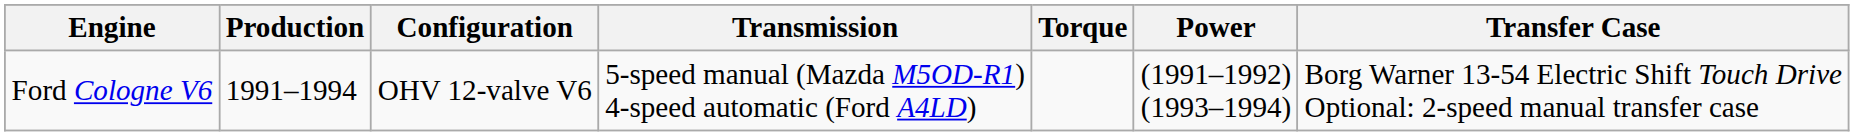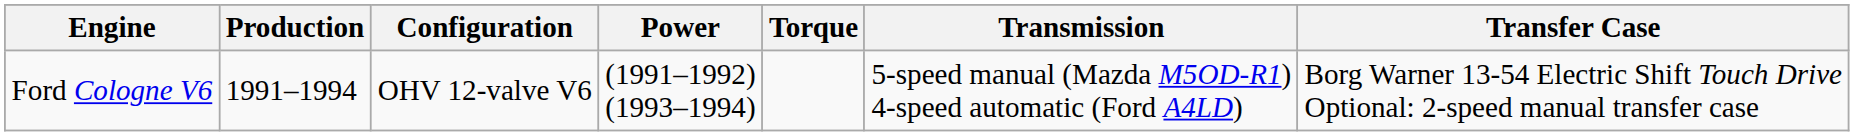columns swapped: (1216, 27) <-> (815, 27)
